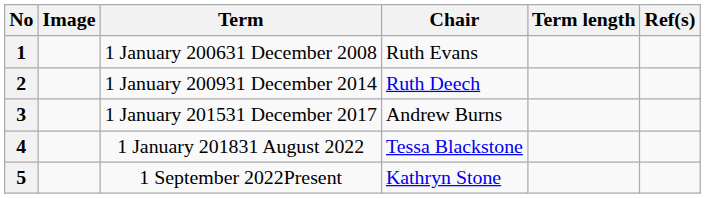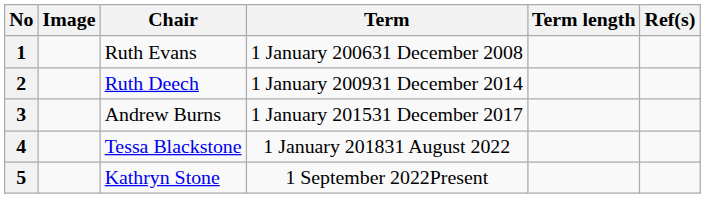columns swapped: (454, 20) <-> (241, 20)
